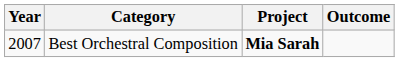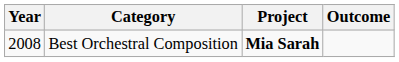(25, 43) 2007 -> (25, 43) 2008
